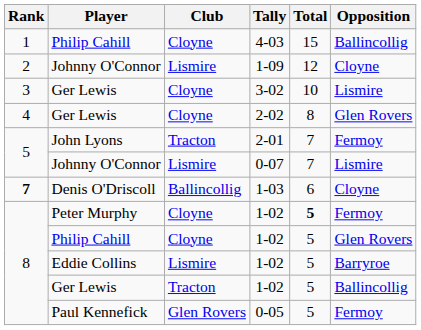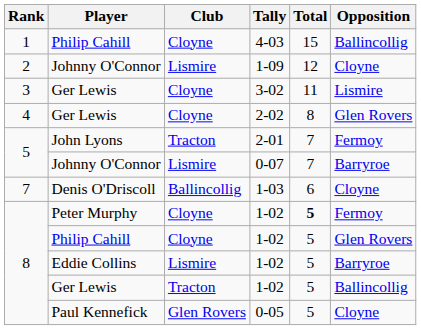(310, 90) 10 -> (310, 90) 11
(359, 164) Lismire -> (362, 164) Barryroe
(26, 189) bold -> (26, 189) normal
(359, 312) Fermoy -> (357, 312) Cloyne
